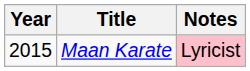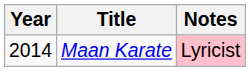(31, 50) 2015 -> (31, 50) 2014
